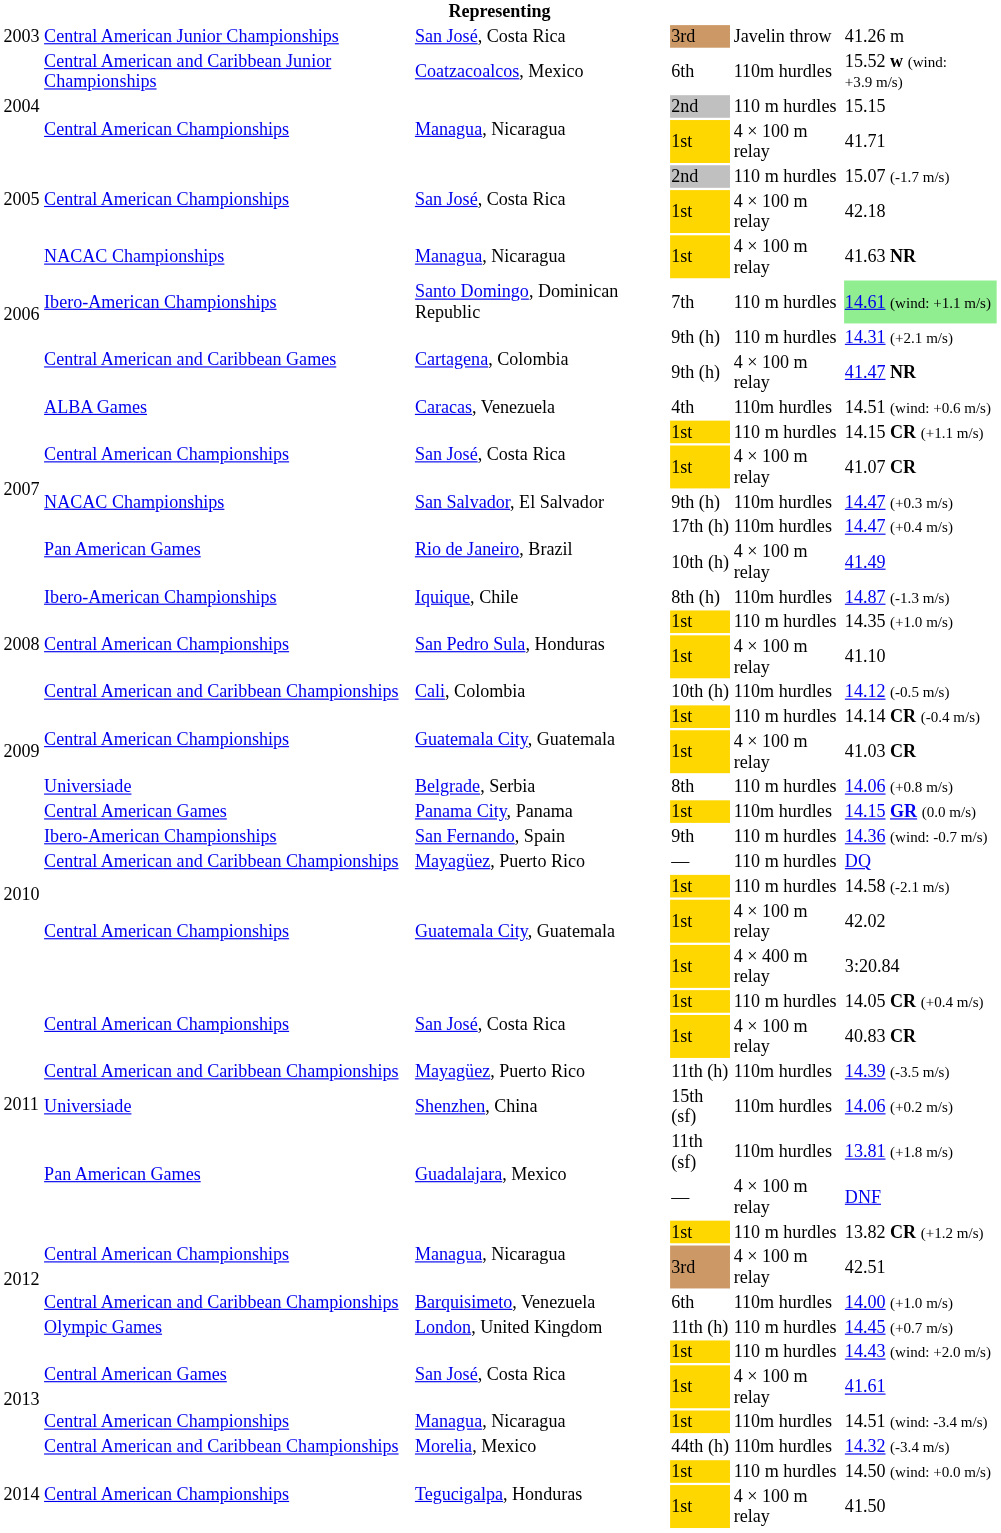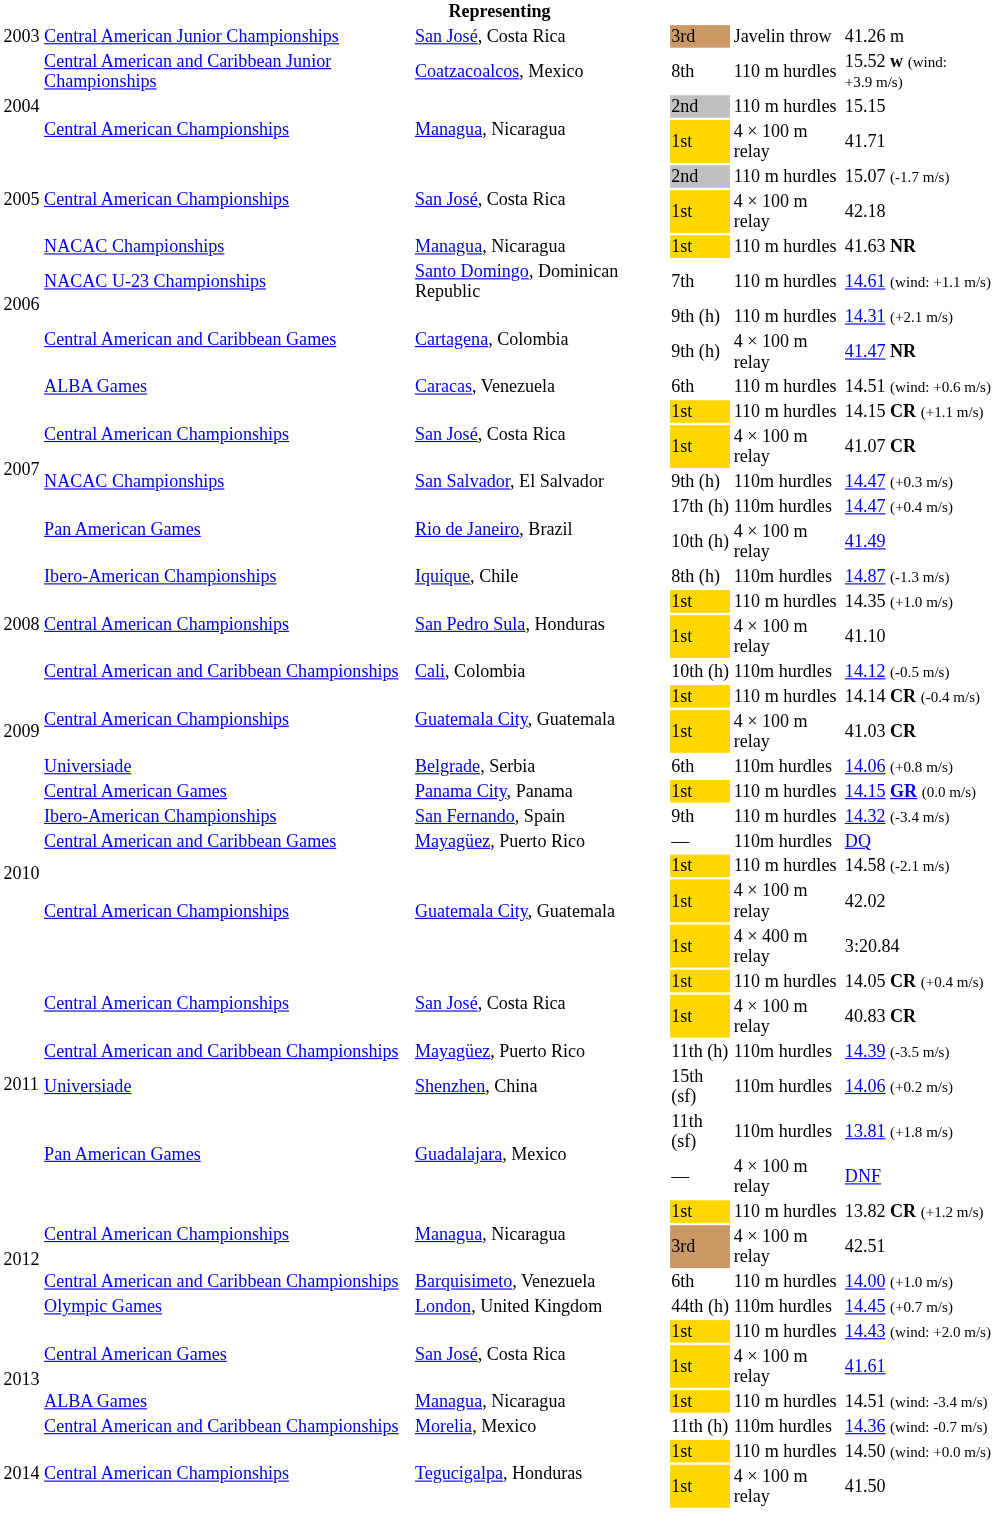(683, 71) 6th -> (683, 71) 8th
(783, 71) 110m hurdles -> (785, 71) 110 m hurdles
(771, 256) 4 × 100 m relay -> (785, 246) 110 m hurdles
(160, 301) Ibero-American Championships -> (155, 281) NACAC U-23 Championships
(918, 301) lightgreen background -> (918, 281) no background
(683, 406) 4th -> (683, 386) 6th
(783, 406) 110m hurdles -> (785, 386) 110 m hurdles
(683, 786) 8th -> (683, 766) 6th
(785, 786) 110 m hurdles -> (783, 766) 110m hurdles
(783, 811) 110m hurdles -> (785, 791) 110 m hurdles
(916, 836) 14.36 (wind: -0.7 m/s) -> (897, 816) 14.32 (-3.4 m/s)
(221, 861) Central American and Caribbean Championships -> (190, 840) Central American and Caribbean Games
(785, 861) 110 m hurdles -> (783, 840) 110m hurdles
(783, 1301) 110m hurdles -> (785, 1281) 110 m hurdles
(700, 1326) 11th (h) -> (700, 1306) 44th (h)
(785, 1326) 110 m hurdles -> (783, 1306) 110m hurdles
(167, 1421) Central American Championships -> (96, 1401) ALBA Games
(783, 1421) 110m hurdles -> (785, 1401) 110 m hurdles
(700, 1446) 44th (h) -> (700, 1426) 11th (h)
(897, 1446) 14.32 (-3.4 m/s) -> (916, 1426) 14.36 (wind: -0.7 m/s)
